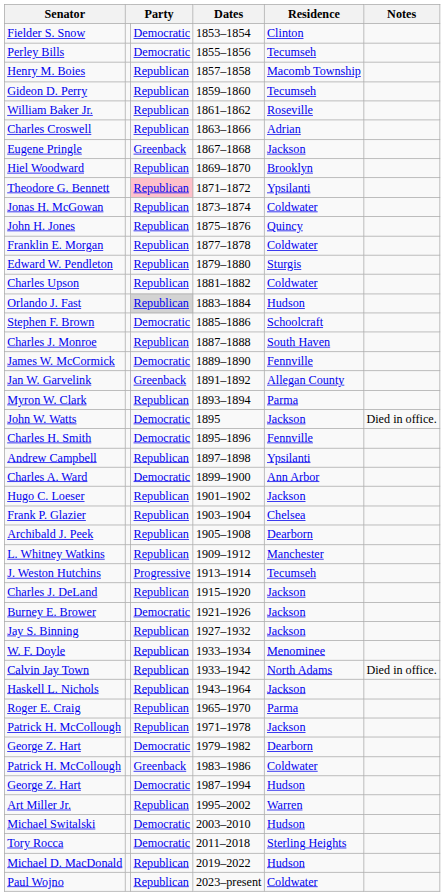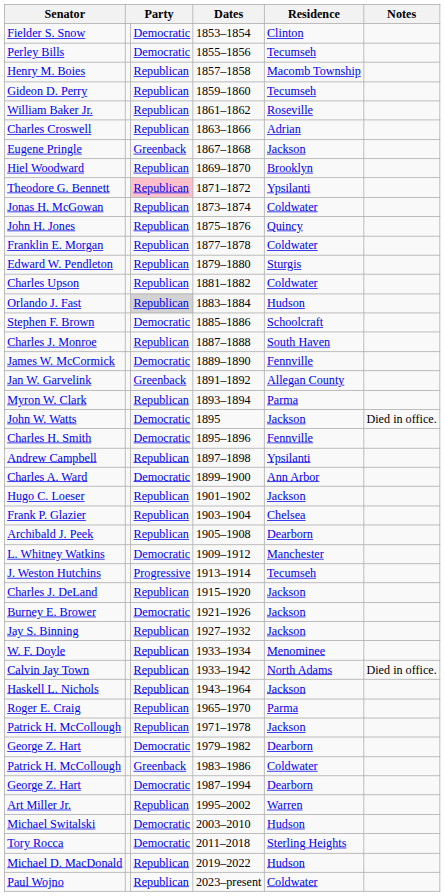(161, 554) Republican -> (162, 554) Democratic
(286, 785) Hudson -> (290, 785) Dearborn
